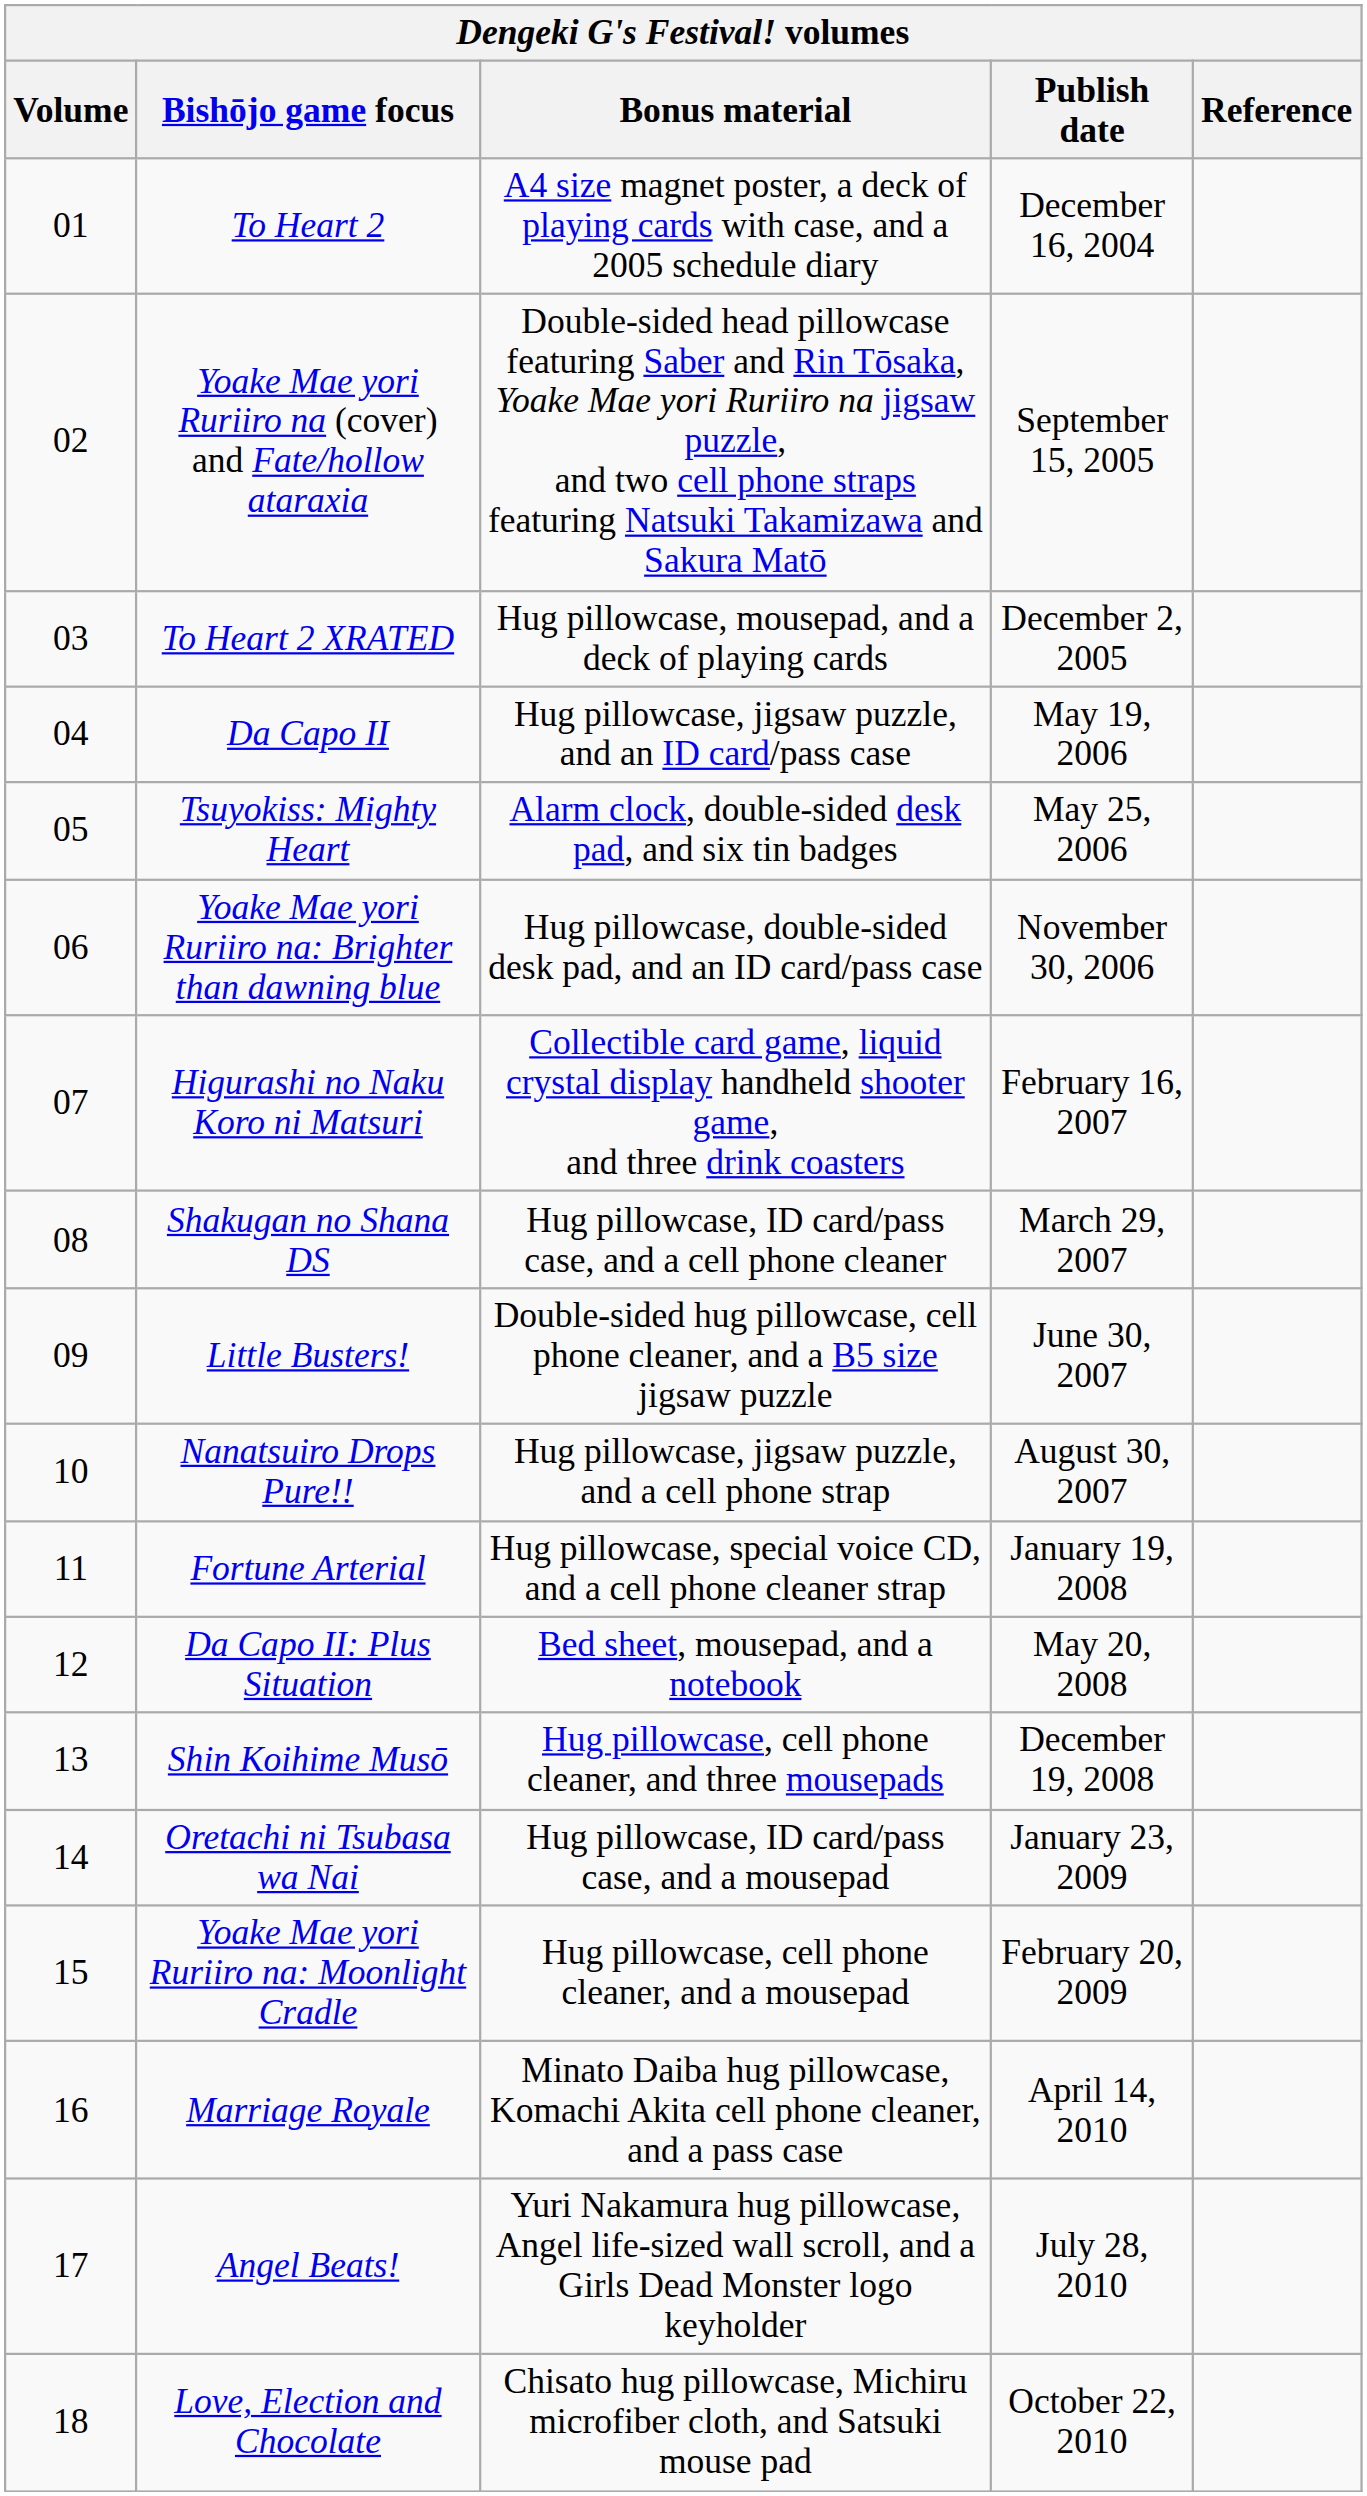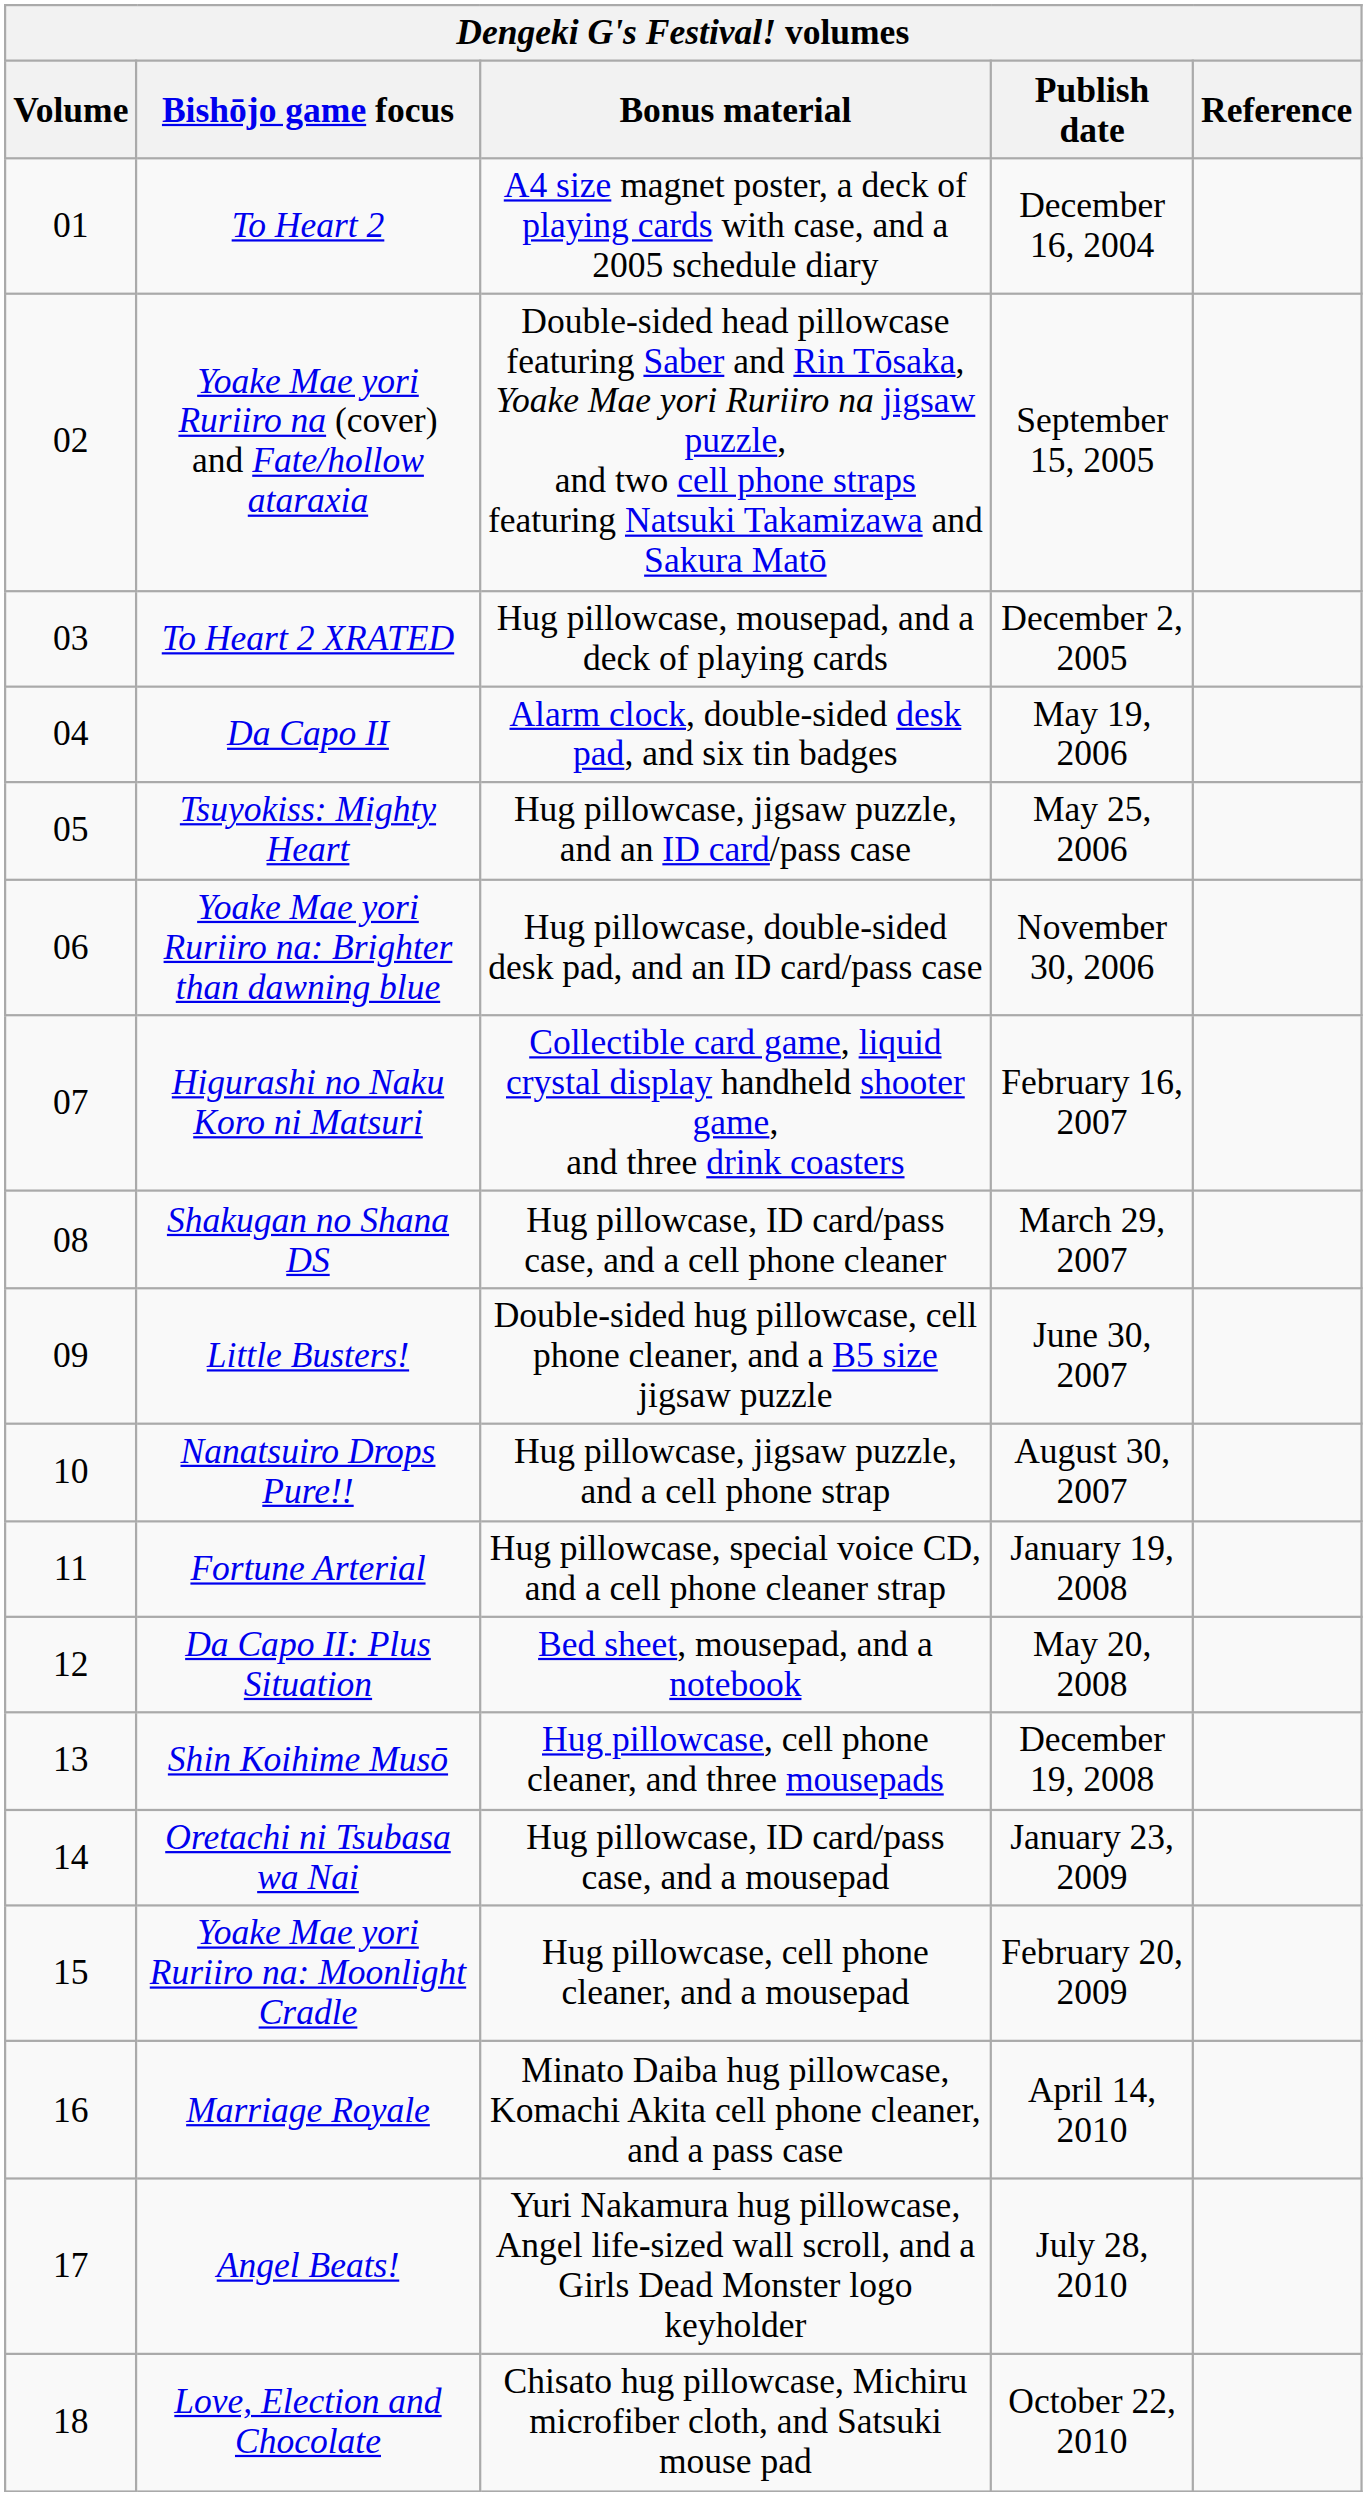(735, 733) Hug pillowcase, jigsaw puzzle, and an ID card/pass case -> (735, 733) Alarm clock, double-sided desk pad, and six tin badges
(735, 830) Alarm clock, double-sided desk pad, and six tin badges -> (735, 830) Hug pillowcase, jigsaw puzzle, and an ID card/pass case
